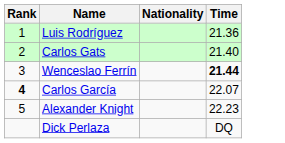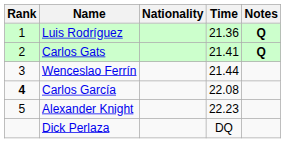+ column: (261, 14)
(224, 52) 21.40 -> (224, 52) 21.41
(224, 71) bold -> (224, 71) normal
(224, 90) 22.07 -> (224, 90) 22.08
